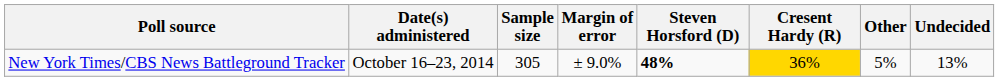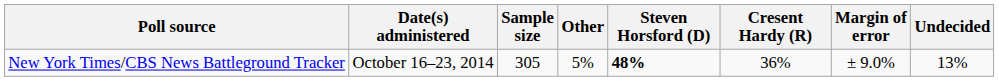columns swapped: (597, 27) <-> (885, 27)
(805, 62) gold background -> (775, 62) no background
